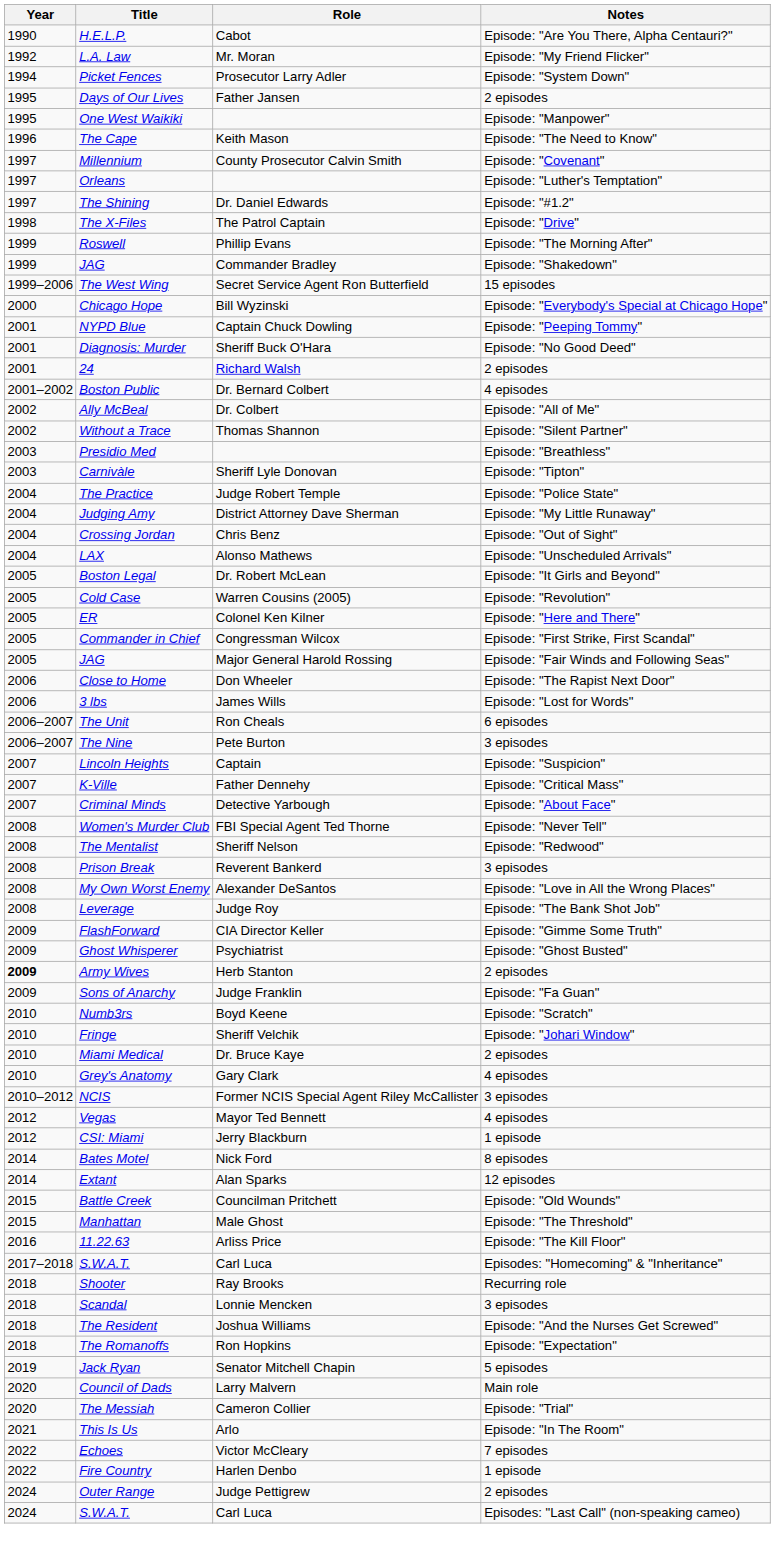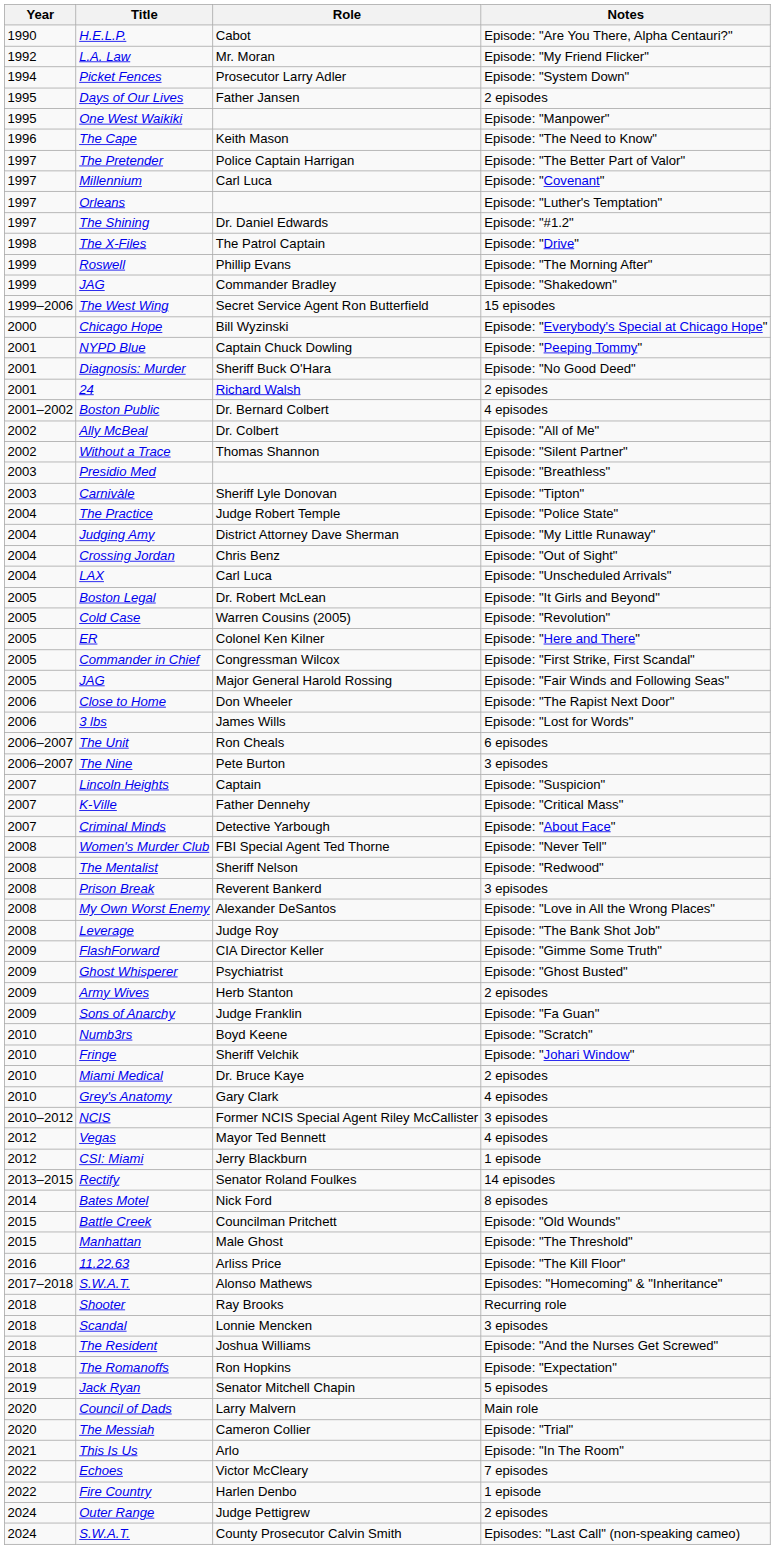+ row: (121, 160)
(309, 160) County Prosecutor Calvin Smith -> (244, 181) Carl Luca
(264, 555) Alonso Mathews -> (244, 576) Carl Luca
(22, 972) bold -> (22, 992) normal
+ row: (99, 1180)
- row: (98, 1180)
(244, 1263) Carl Luca -> (264, 1284) Alonso Mathews
(244, 1513) Carl Luca -> (309, 1533) County Prosecutor Calvin Smith
